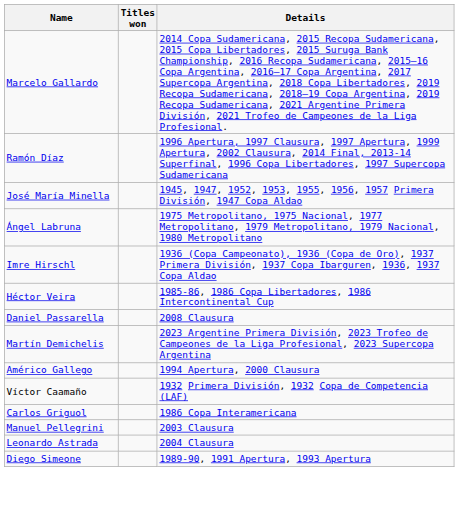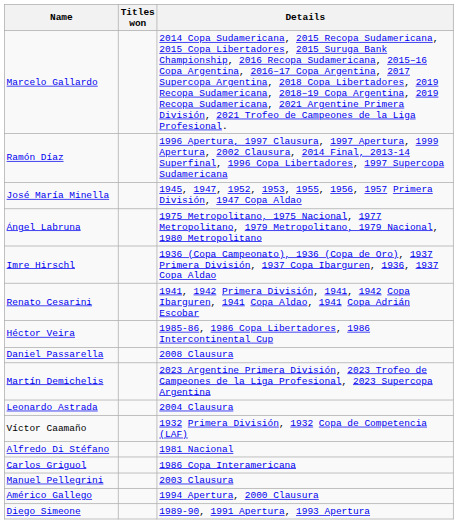+ row: (49, 302)
rows swapped: (49, 370) <-> (52, 443)
+ row: (58, 450)
